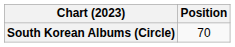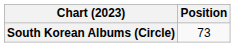(204, 32) 70 -> (204, 32) 73
